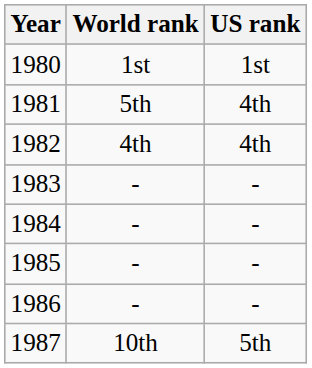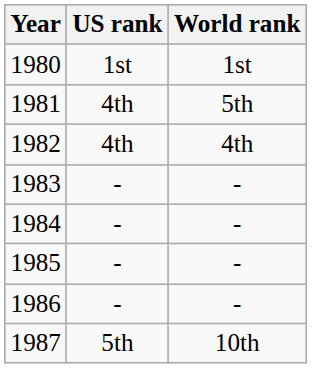columns swapped: (136, 24) <-> (255, 24)
